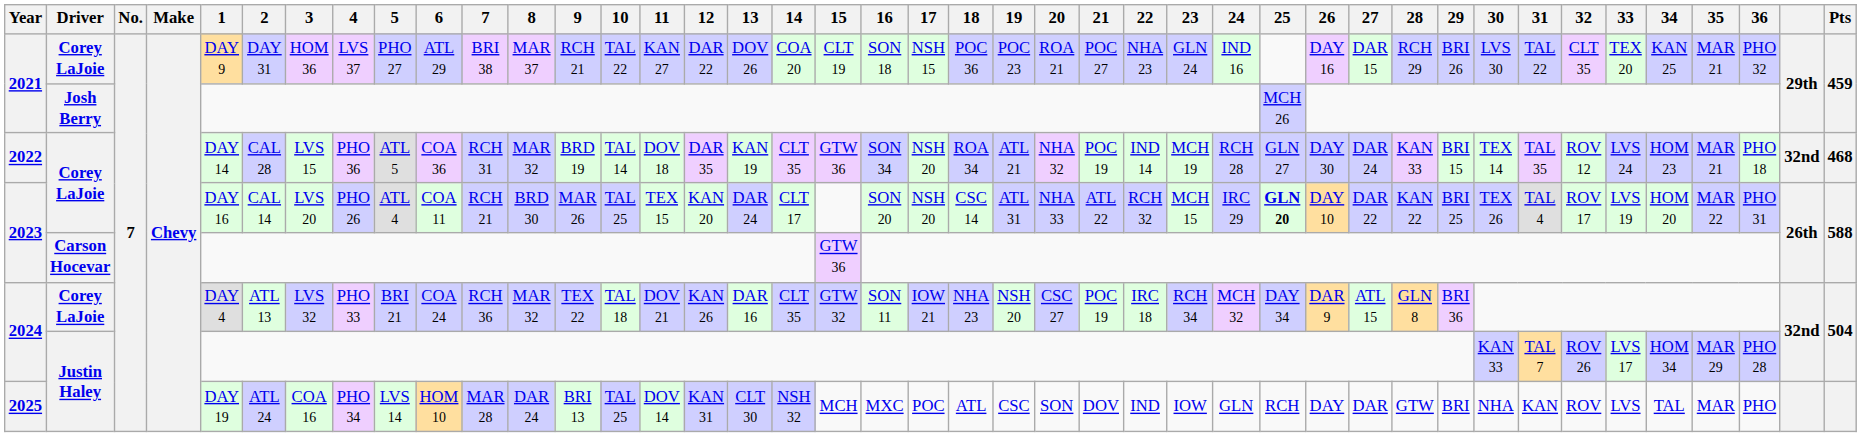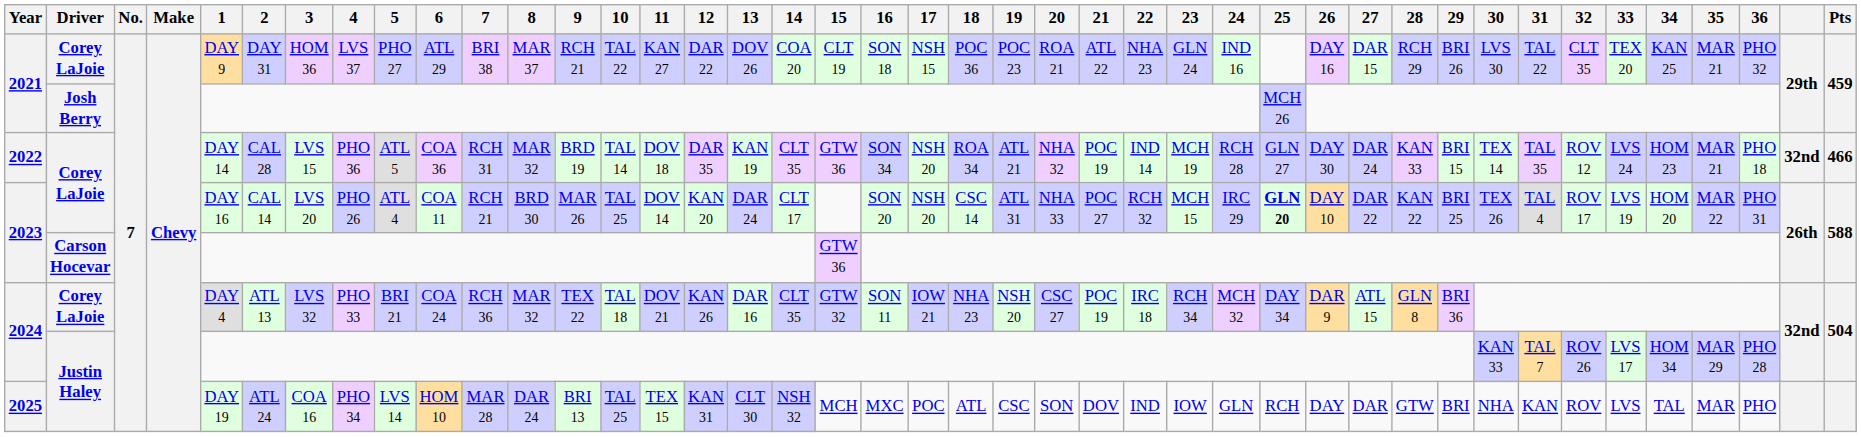(1101, 57) POC 27 -> (1101, 57) ATL 22
(1840, 157) 468 -> (1840, 157) 466
(662, 206) TEX 15 -> (662, 206) DOV 14
(1101, 206) ATL 22 -> (1101, 206) POC 27
(662, 405) DOV 14 -> (662, 405) TEX 15
